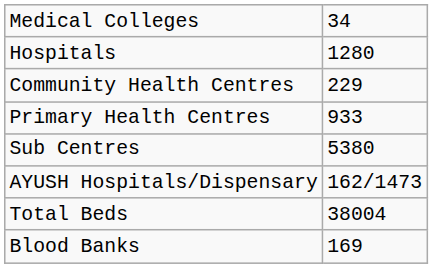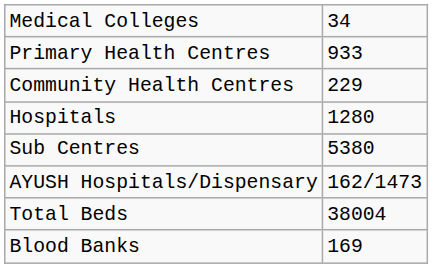rows swapped: (63, 53) <-> (140, 117)
